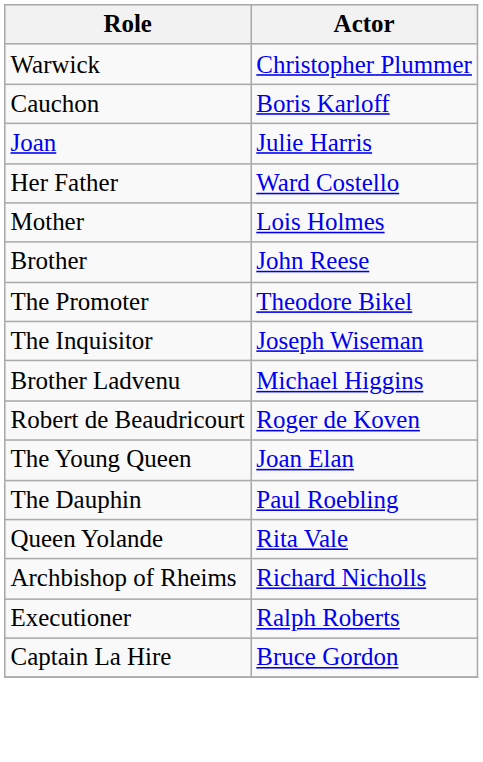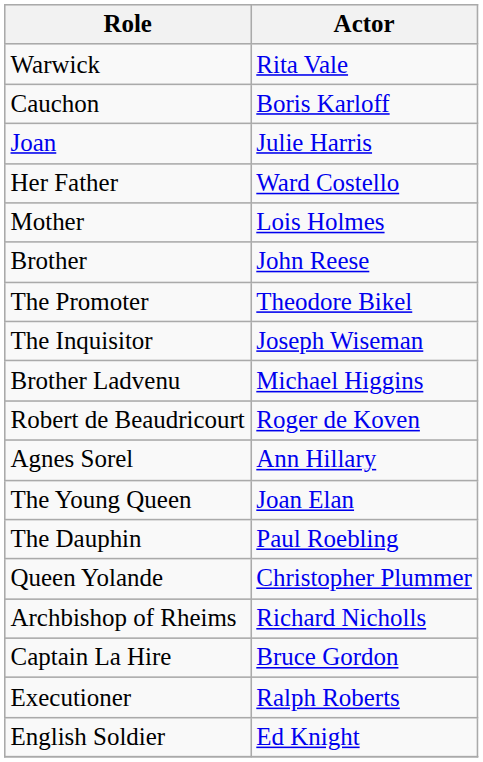(364, 63) Christopher Plummer -> (302, 63) Rita Vale
+ row: (72, 459)
(302, 538) Rita Vale -> (364, 578) Christopher Plummer
rows swapped: (91, 657) <-> (71, 618)
+ row: (88, 736)
